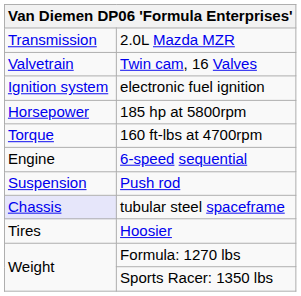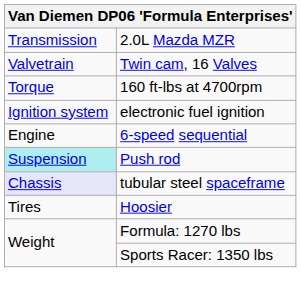rows swapped: (191, 135) <-> (192, 87)
- row: (183, 111)
(47, 183) no background -> (47, 159) paleturquoise background
